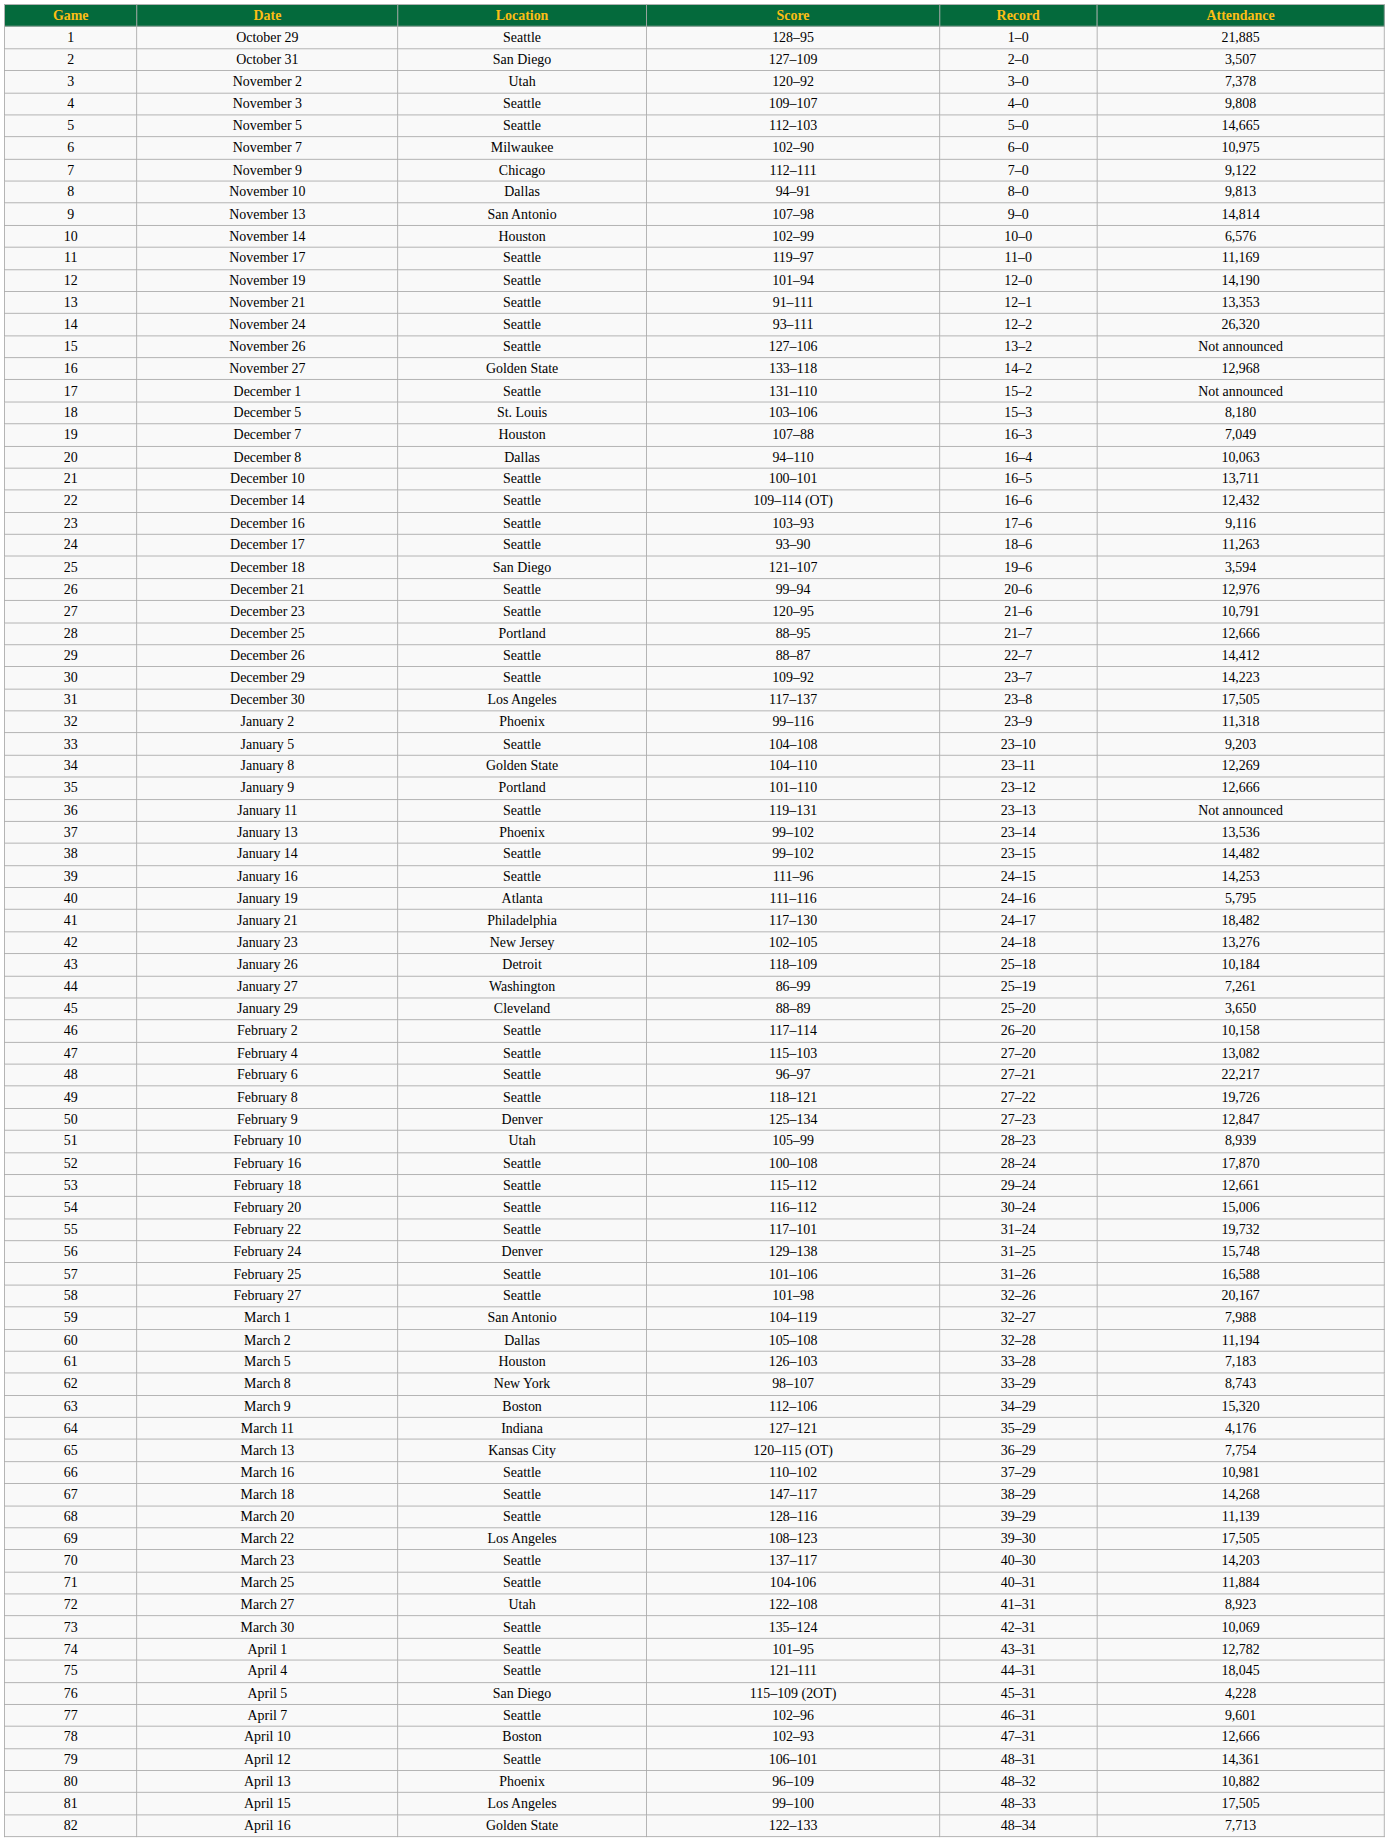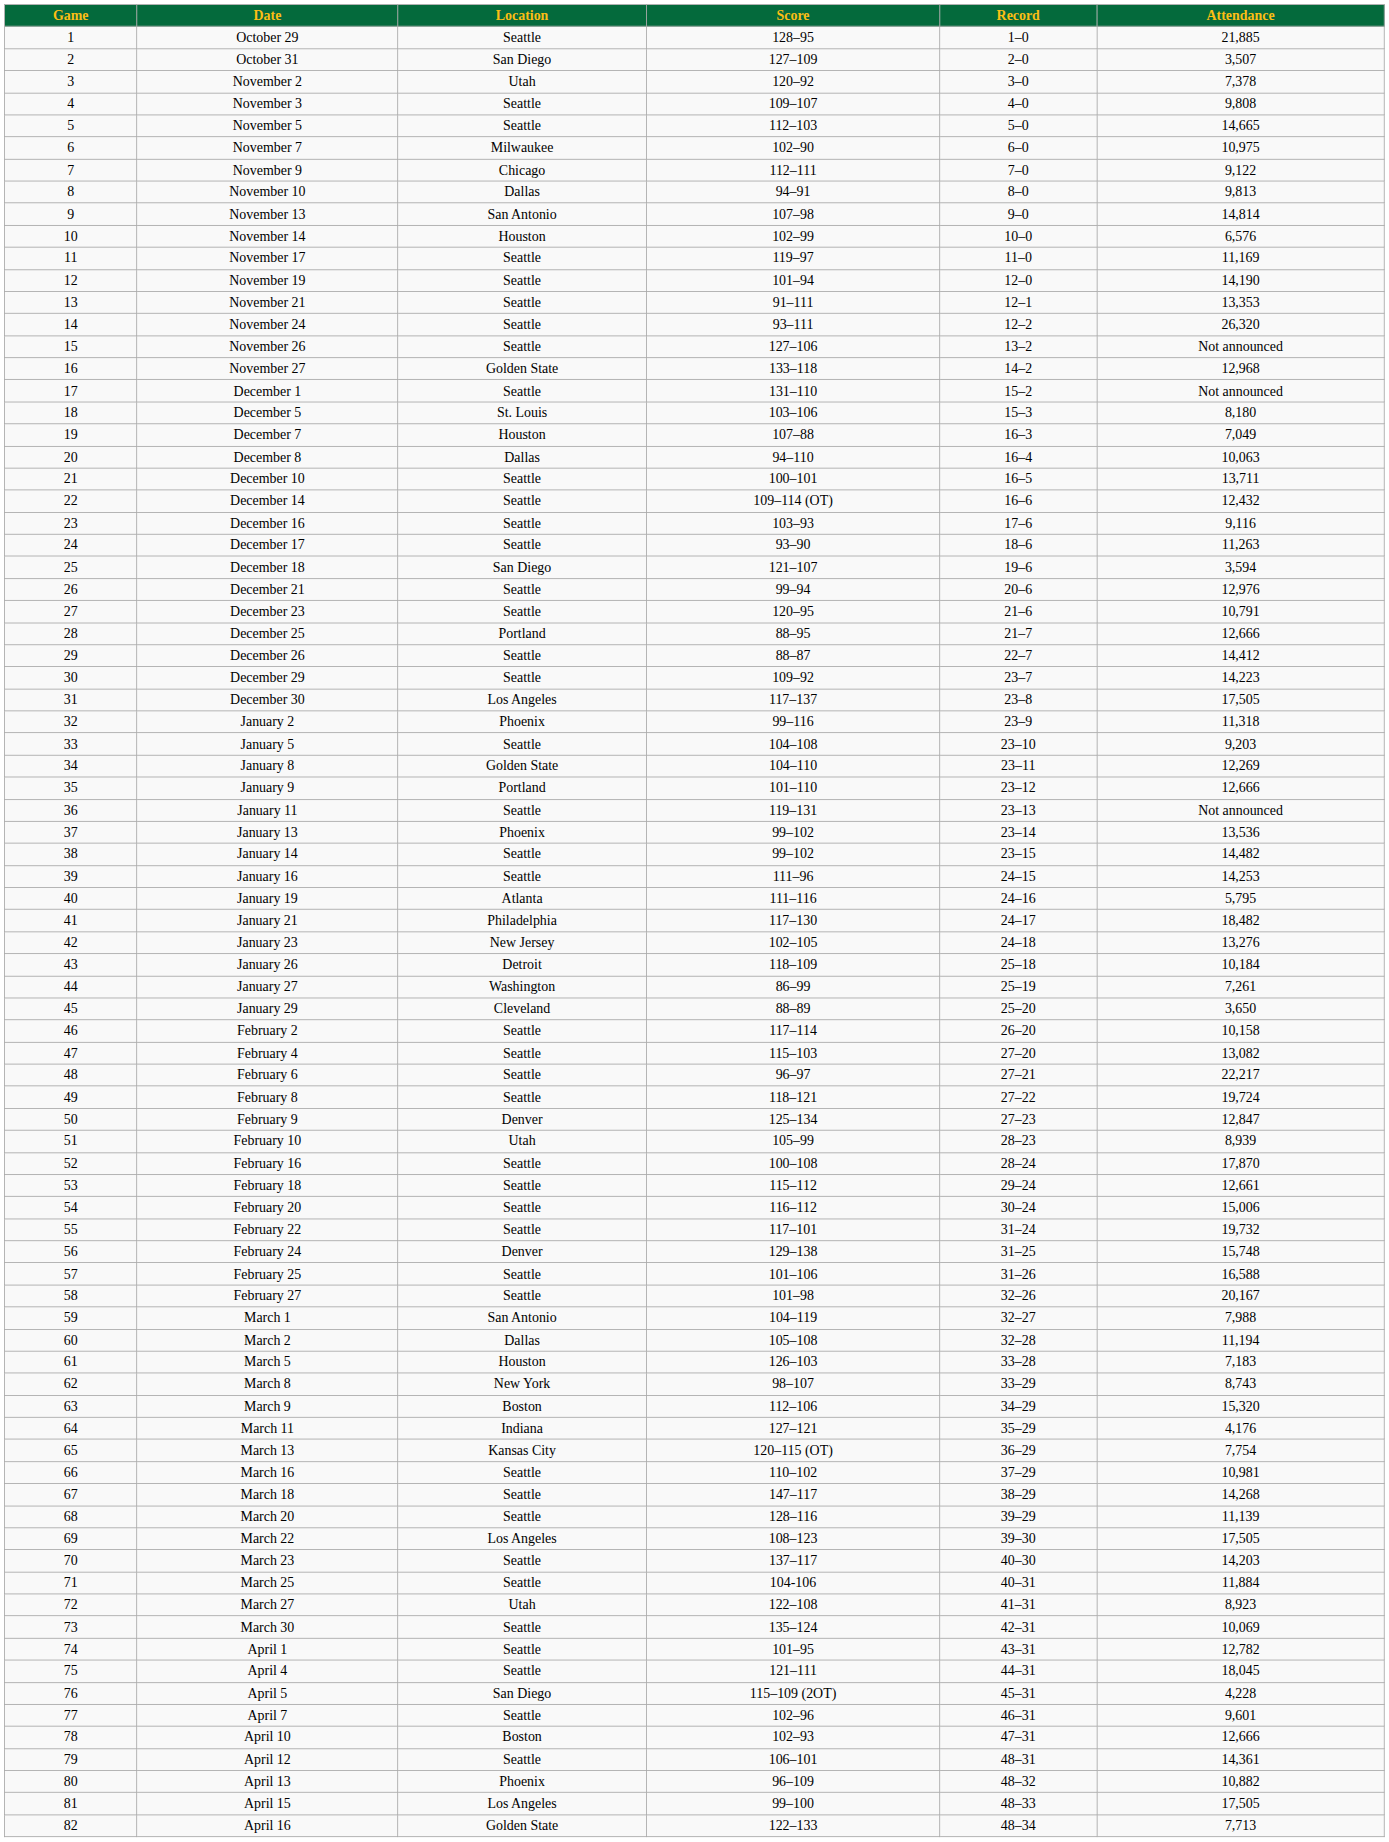(1241, 1097) 19,726 -> (1241, 1097) 19,724
